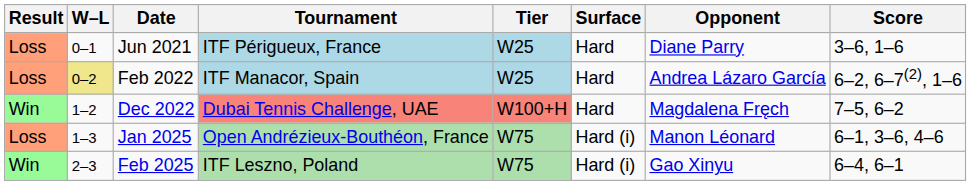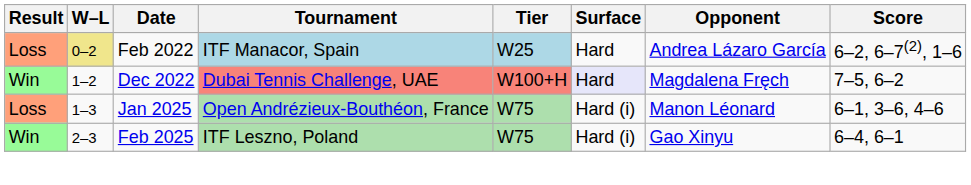- row: (155, 47)
(595, 108) no background -> (595, 80) lavender background
